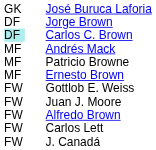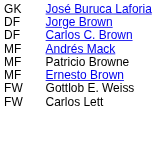(12, 35) paleturquoise background -> (12, 35) no background
- row: (83, 102)
- row: (83, 115)
- row: (73, 141)
